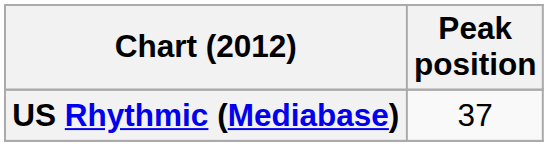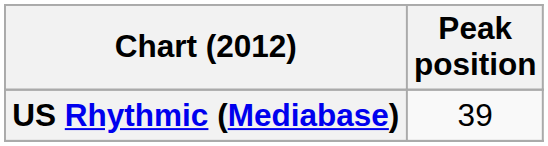(475, 114) 37 -> (475, 114) 39
